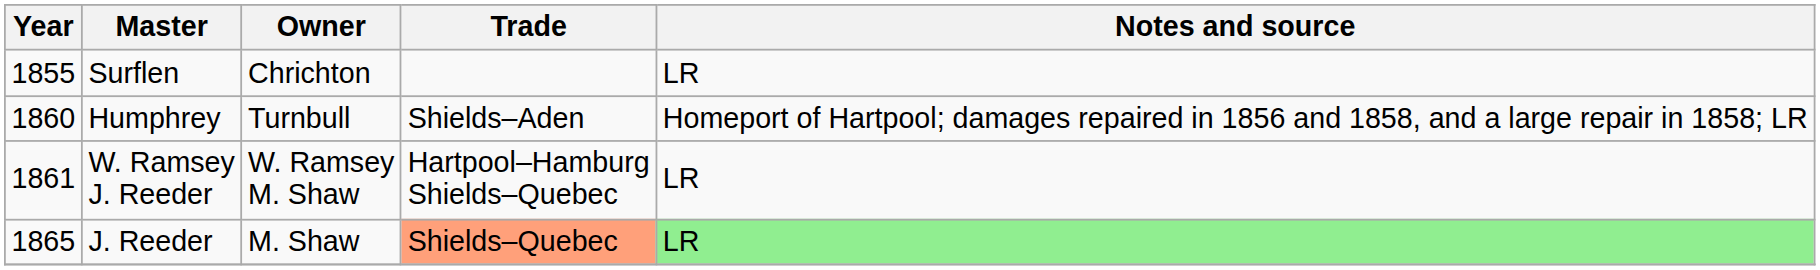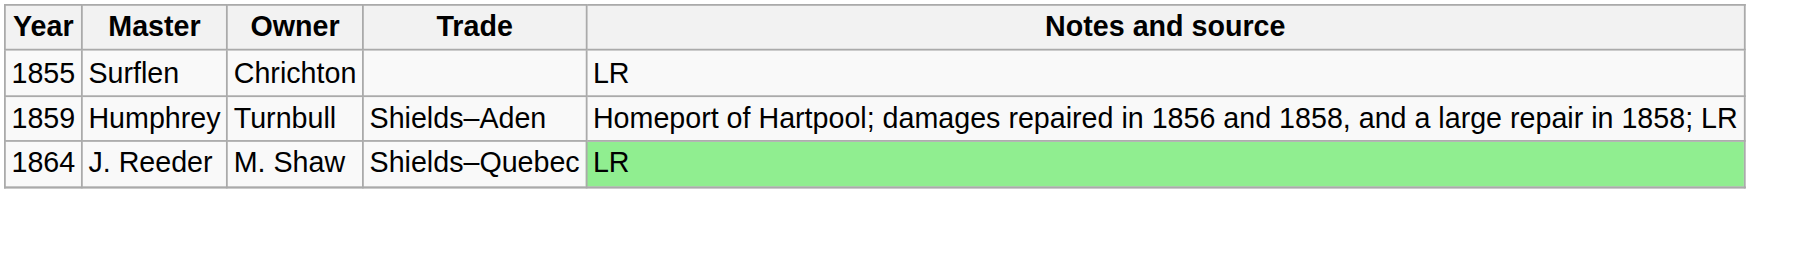(43, 118) 1860 -> (43, 118) 1859
- row: (162, 179)
(43, 241) 1865 -> (43, 163) 1864
(513, 241) lightsalmon background -> (475, 163) no background
